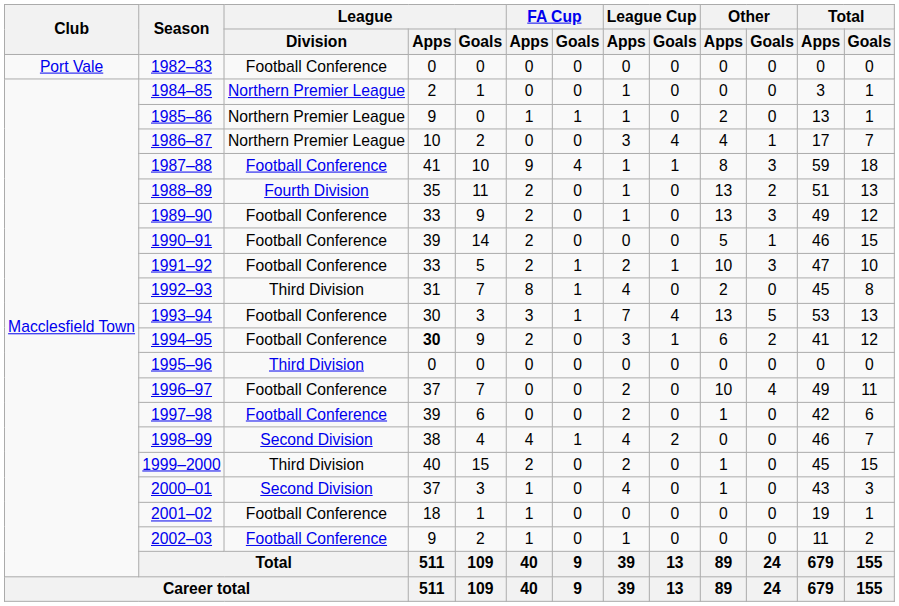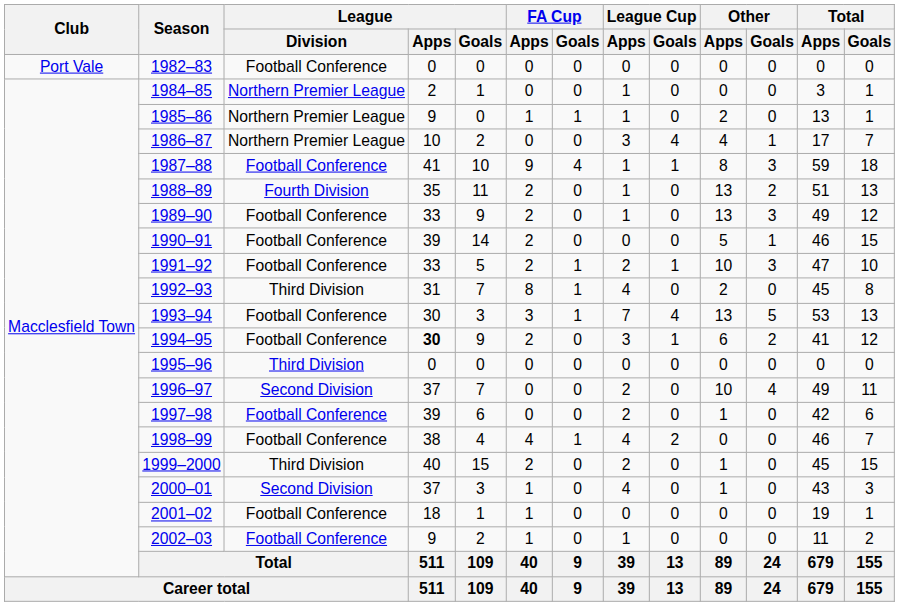(316, 389) Football Conference -> (316, 389) Second Division
(316, 439) Second Division -> (316, 439) Football Conference
